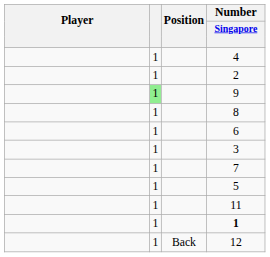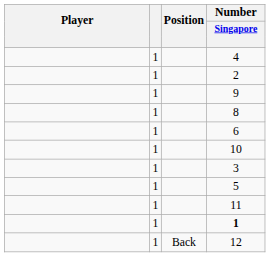(156, 94) lightgreen background -> (156, 94) no background
+ row: (236, 149)
- row: (236, 168)
